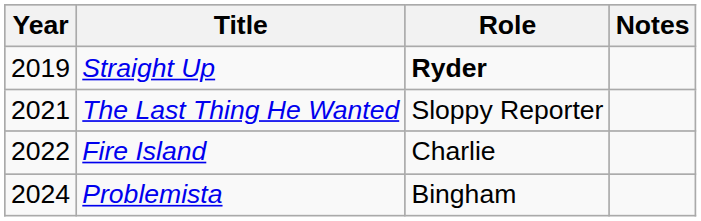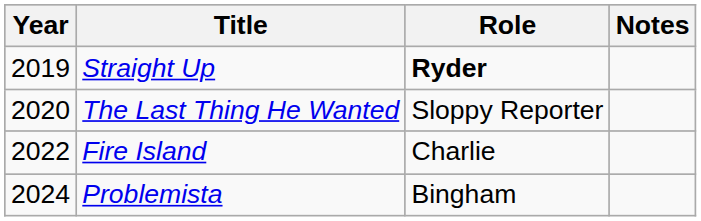(40, 109) 2021 -> (40, 109) 2020
